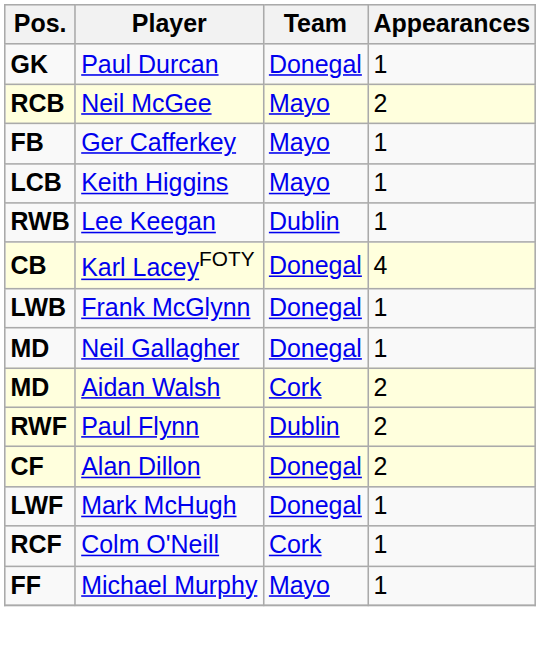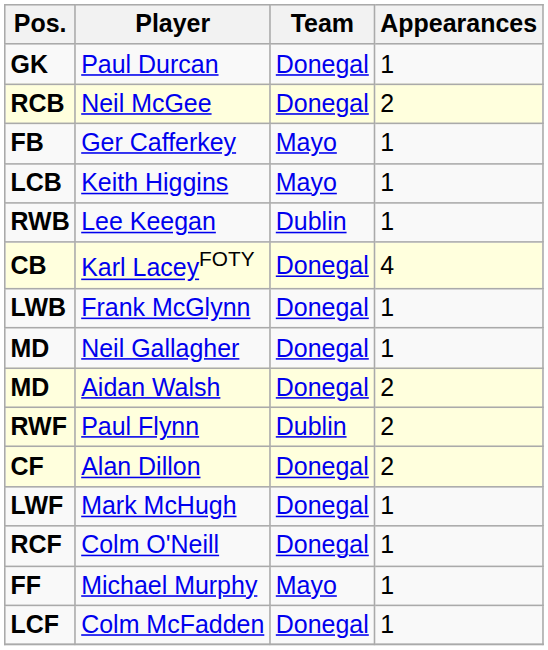(299, 103) Mayo -> (322, 103) Donegal
(295, 387) Cork -> (322, 387) Donegal
(295, 545) Cork -> (322, 545) Donegal
+ row: (173, 624)
